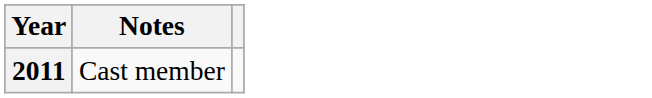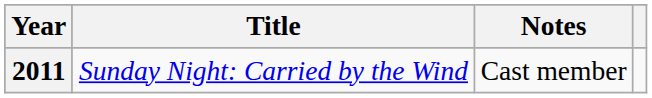+ column: (273, 26)
